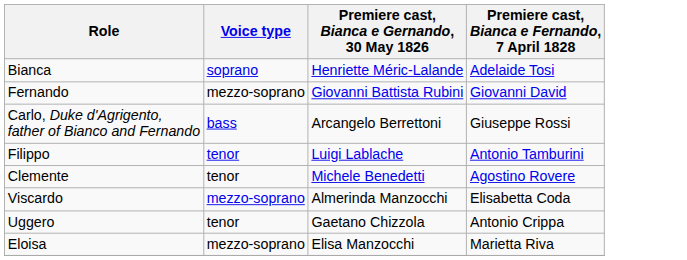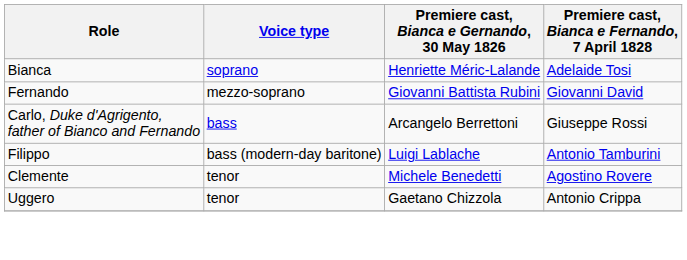(223, 154) tenor -> (294, 154) bass (modern-day baritone)
- row: (35, 199)
- row: (27, 244)
